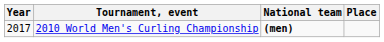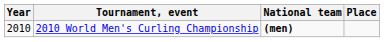(19, 29) 2017 -> (19, 29) 2010
